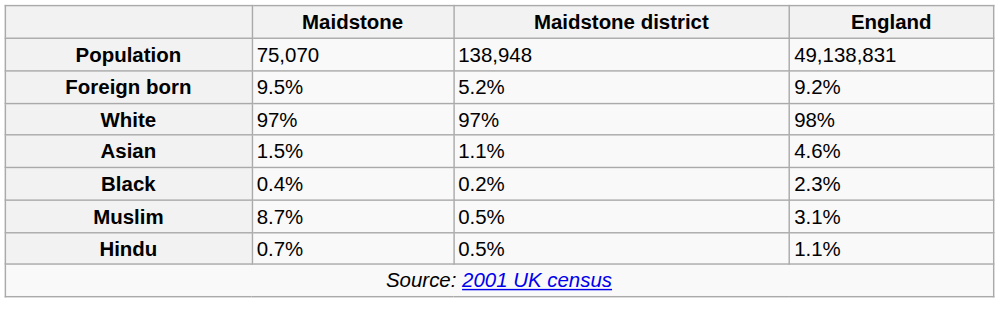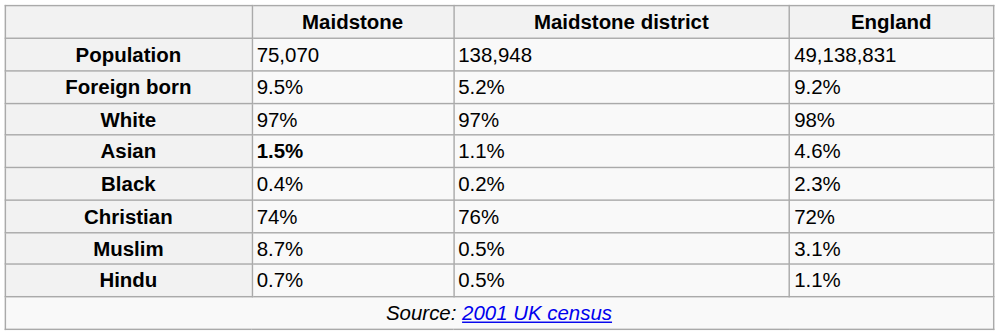(280, 152) normal -> (280, 152) bold
+ row: (128, 216)
